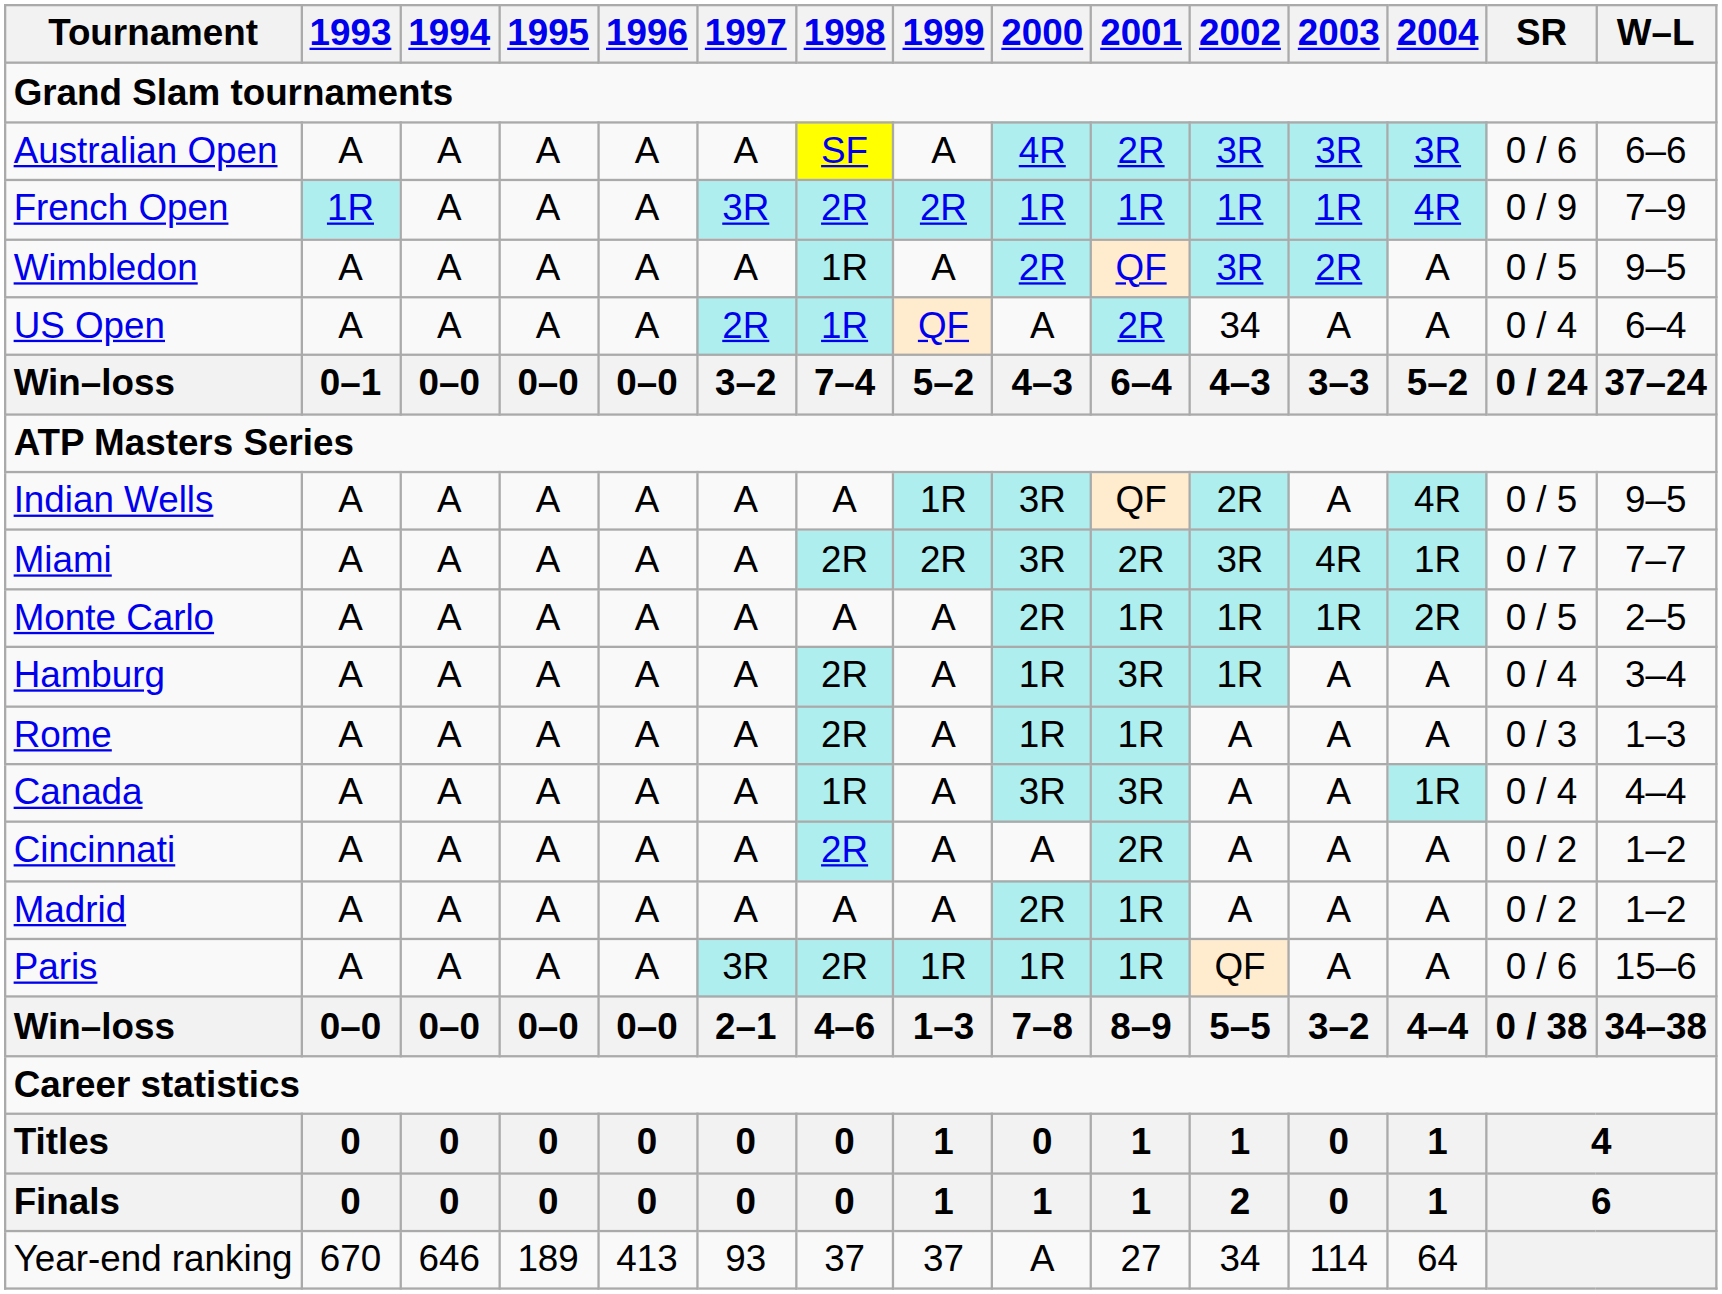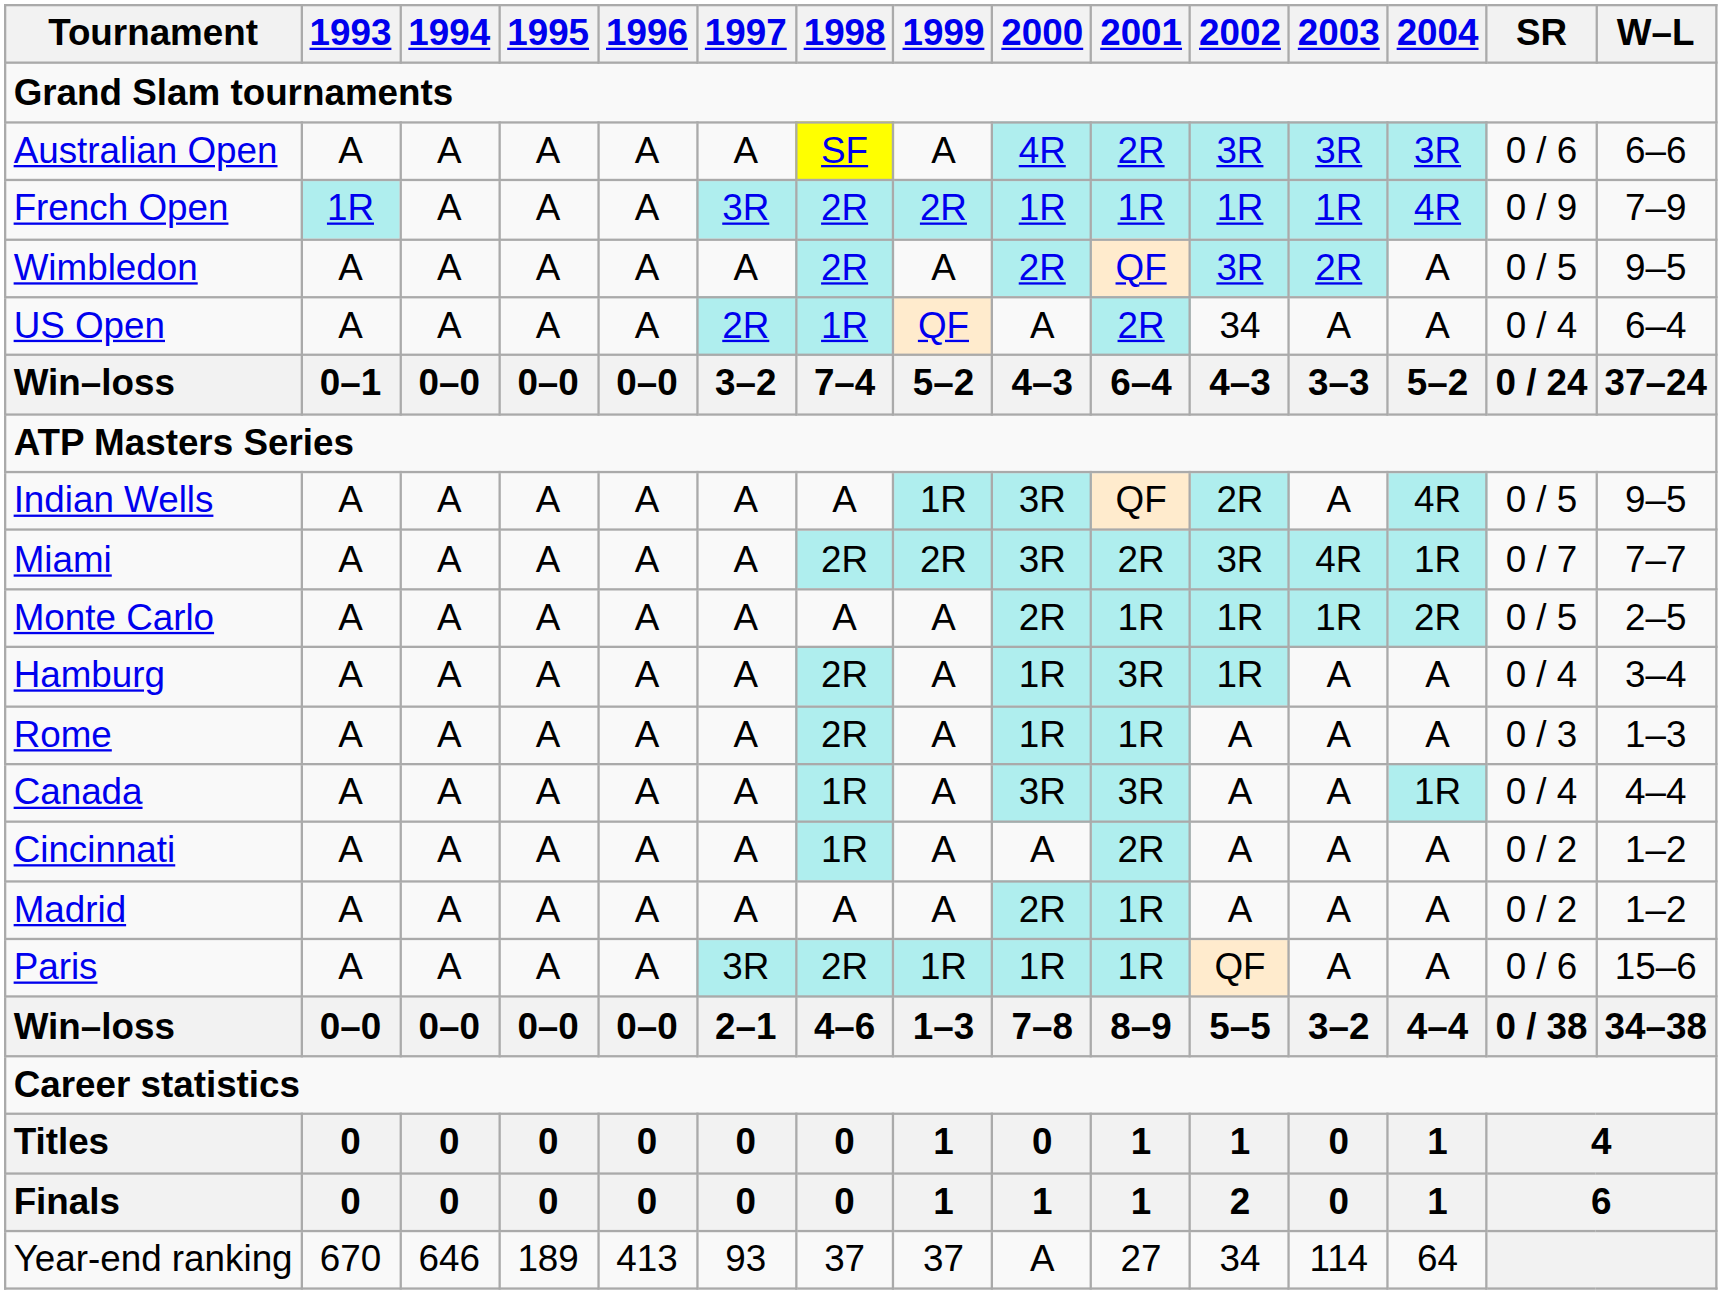(845, 267) 1R -> (845, 267) 2R
(845, 850) 2R -> (845, 850) 1R
